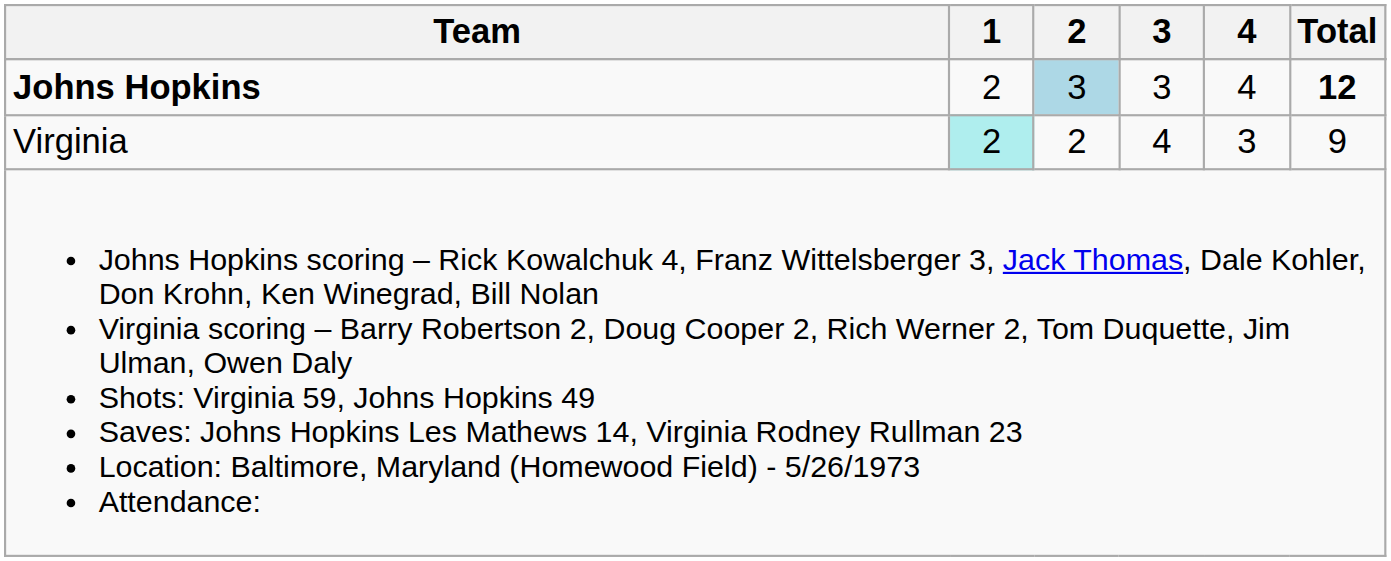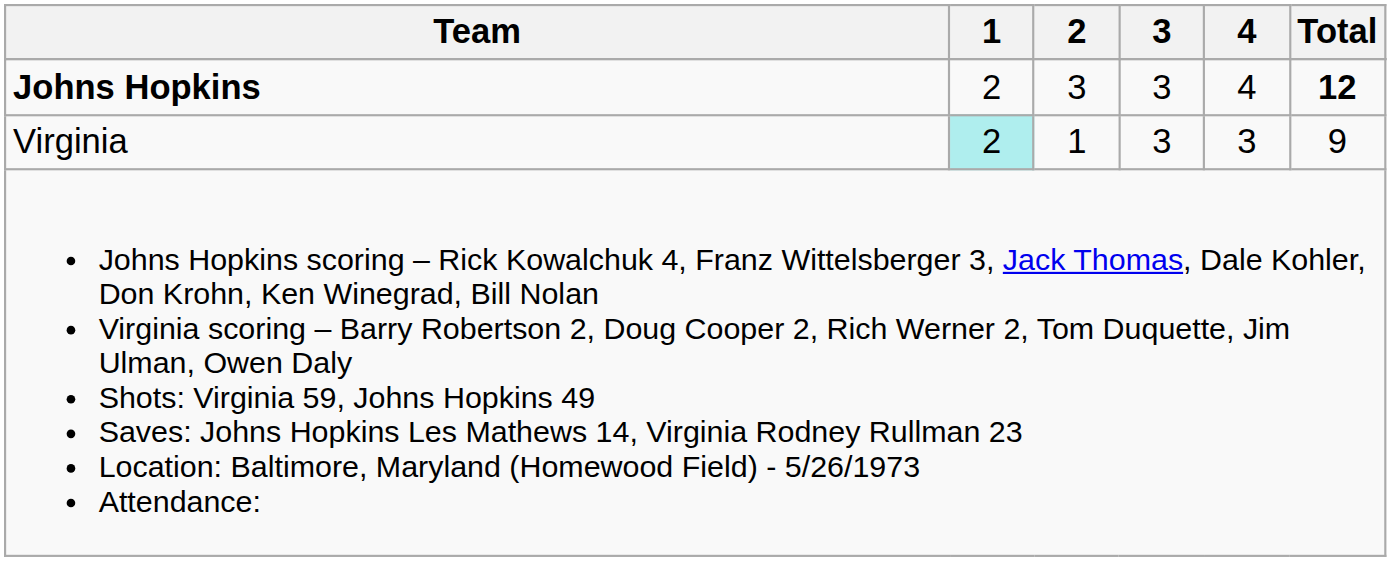(1077, 86) lightblue background -> (1077, 86) no background
(1077, 141) 2 -> (1077, 141) 1
(1162, 141) 4 -> (1162, 141) 3
